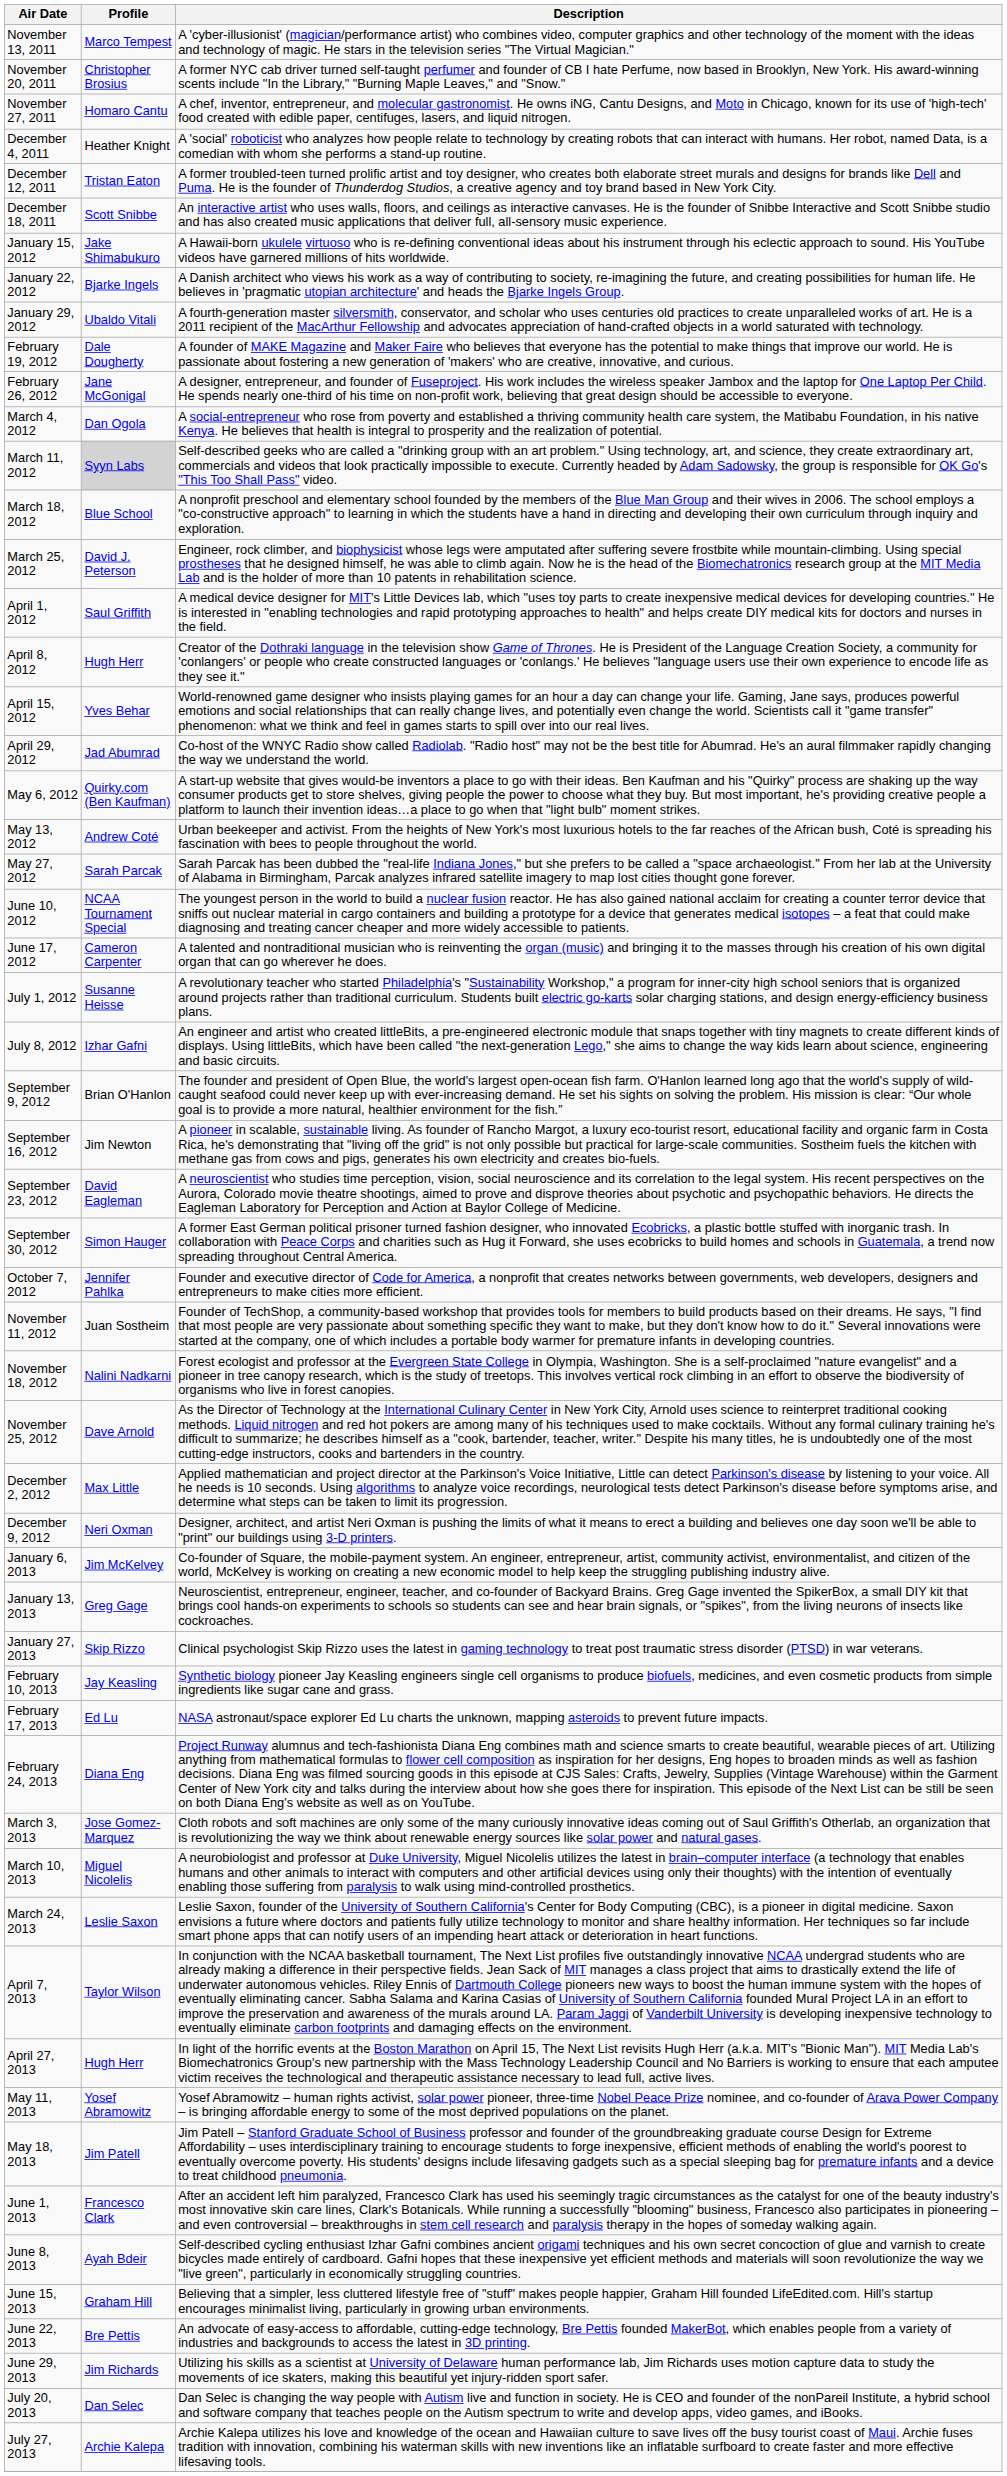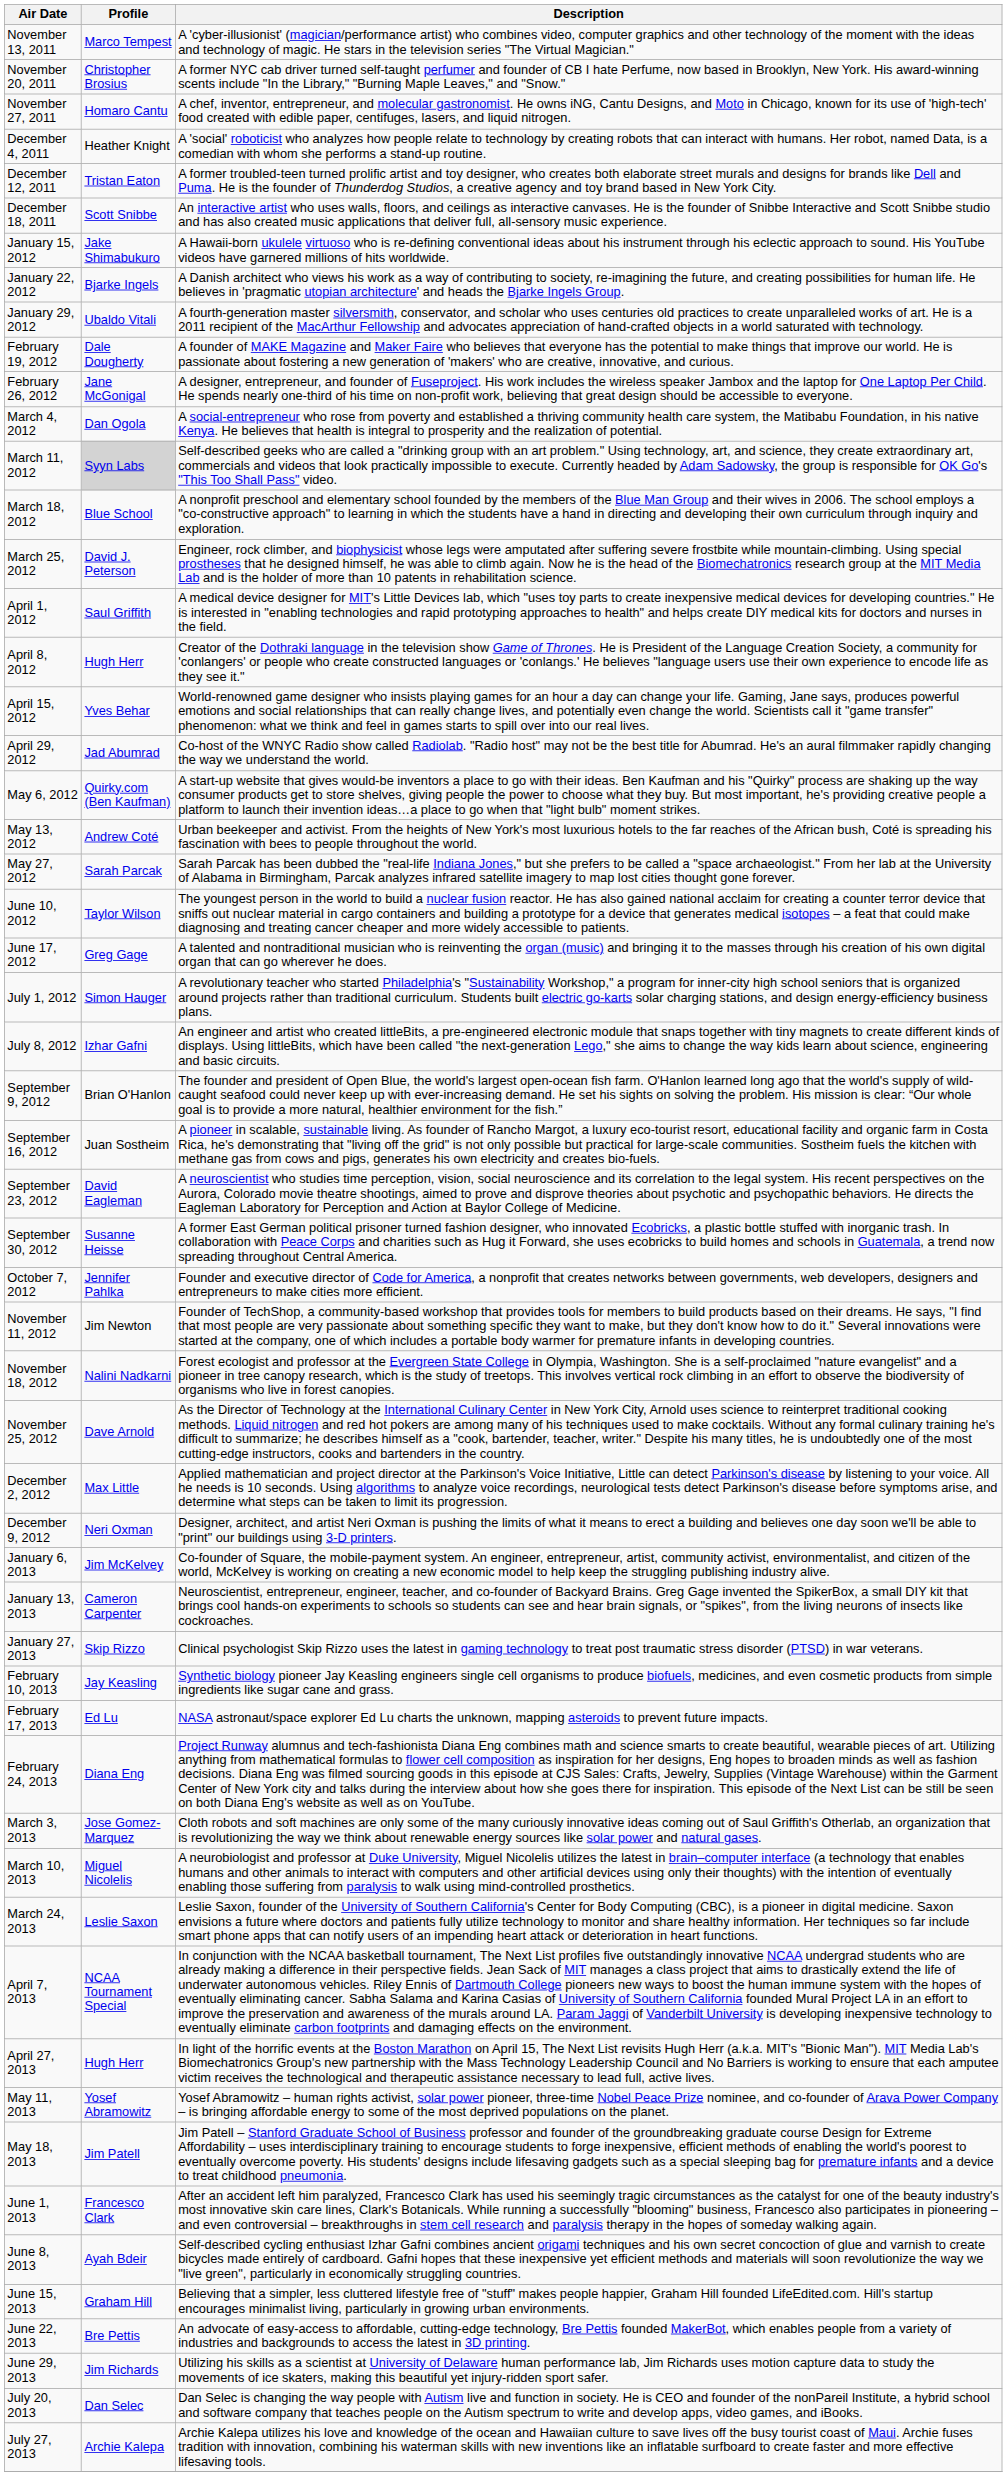(118, 913) NCAA Tournament Special -> (122, 913) Taylor Wilson
(113, 955) Cameron Carpenter -> (116, 955) Greg Gage
(110, 997) Susanne Heisse -> (125, 997) Simon Hauger
(118, 1144) Jim Newton -> (127, 1144) Juan Sostheim
(125, 1242) Simon Hauger -> (110, 1242) Susanne Heisse
(127, 1326) Juan Sostheim -> (118, 1326) Jim Newton
(116, 1606) Greg Gage -> (113, 1606) Cameron Carpenter
(122, 1992) Taylor Wilson -> (118, 1992) NCAA Tournament Special
